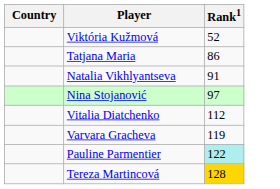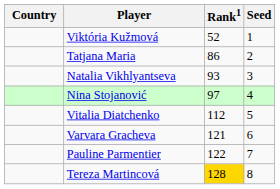+ column: (259, 15)
(213, 76) 91 -> (213, 76) 93
(216, 134) 119 -> (216, 134) 121
(216, 154) paleturquoise background -> (216, 154) no background
